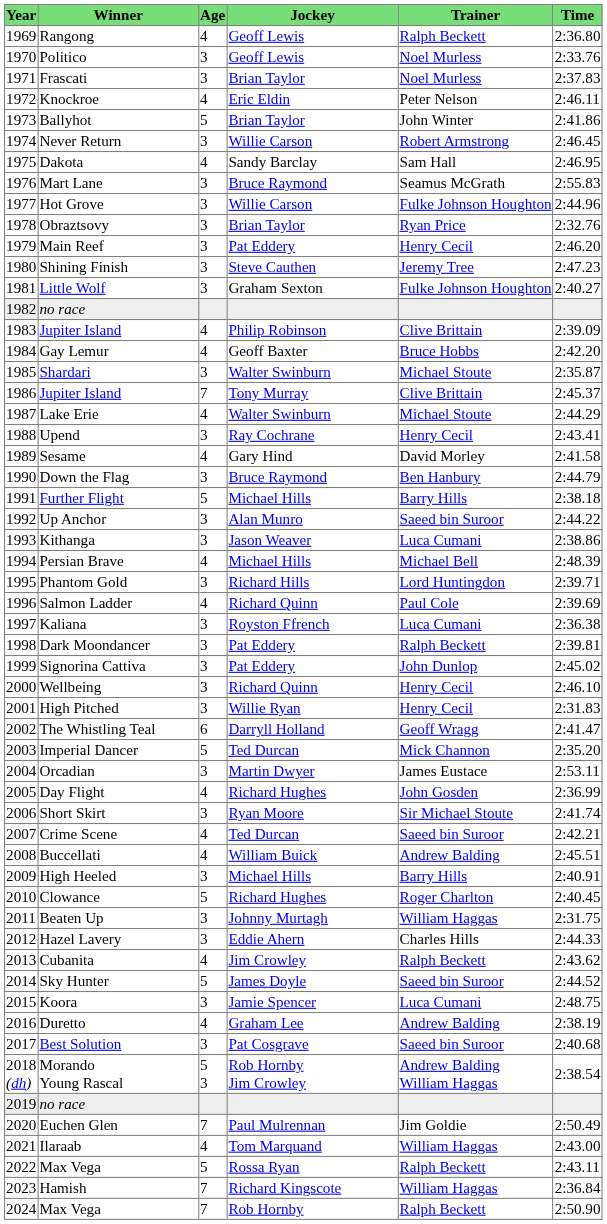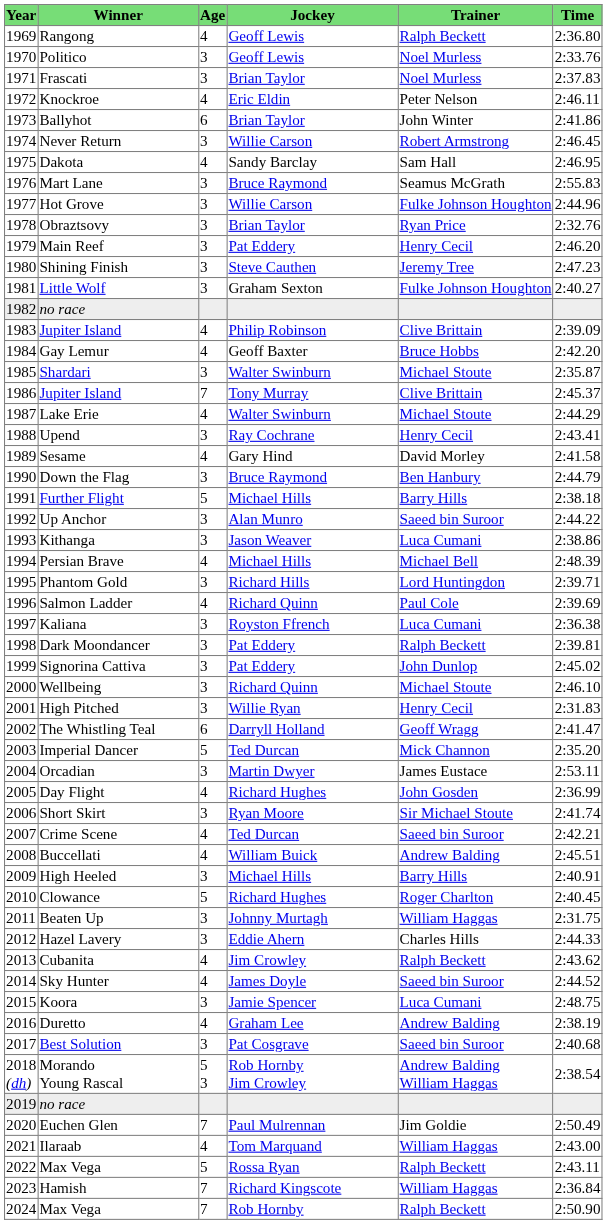(204, 119) 5 -> (204, 119) 6
(436, 686) Henry Cecil -> (446, 686) Michael Stoute
(204, 980) 5 -> (204, 980) 4
